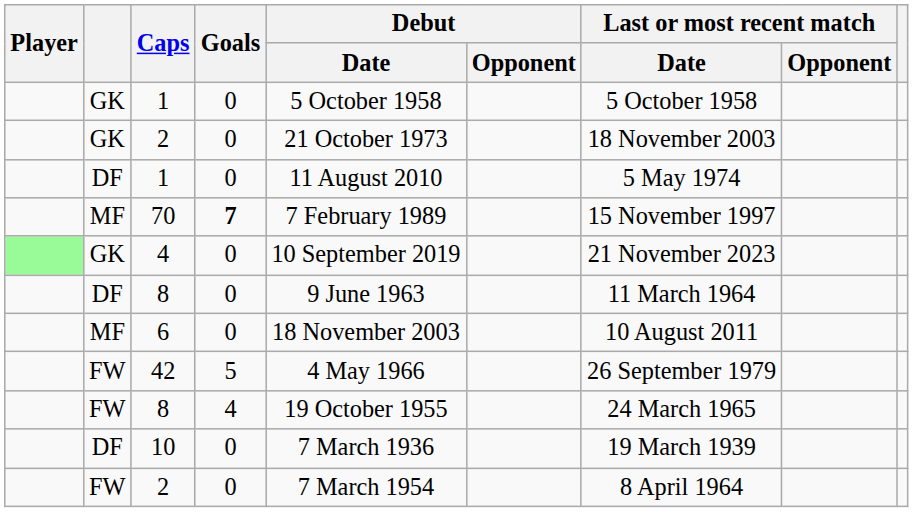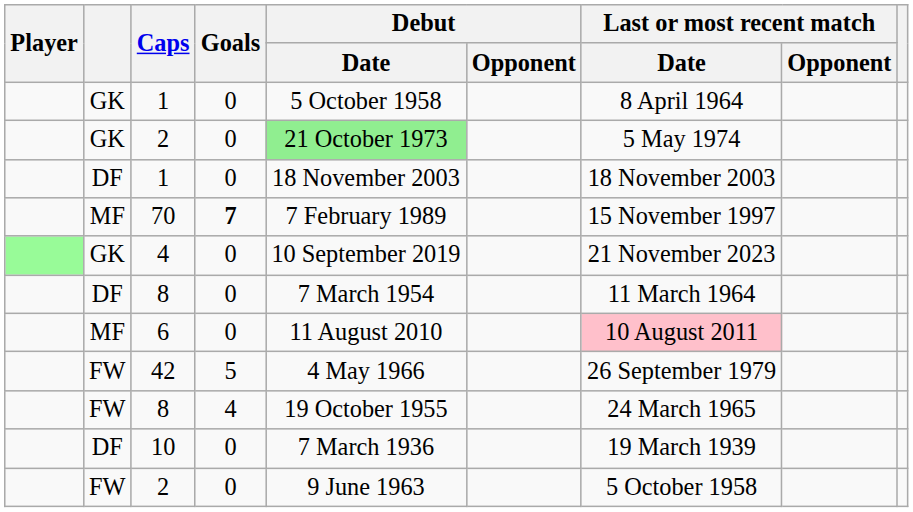(682, 100) 5 October 1958 -> (682, 100) 8 April 1964
(366, 139) no background -> (366, 139) lightgreen background
(682, 139) 18 November 2003 -> (682, 139) 5 May 1974
(366, 178) 11 August 2010 -> (366, 178) 18 November 2003
(682, 178) 5 May 1974 -> (682, 178) 18 November 2003
(366, 293) 9 June 1963 -> (366, 293) 7 March 1954
(366, 332) 18 November 2003 -> (366, 332) 11 August 2010
(682, 332) no background -> (682, 332) pink background
(366, 486) 7 March 1954 -> (366, 486) 9 June 1963
(682, 486) 8 April 1964 -> (682, 486) 5 October 1958
